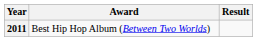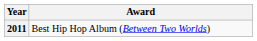- column: (236, 12)
